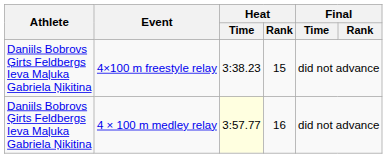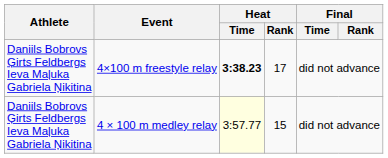(242, 68) normal -> (242, 68) bold
(279, 68) 15 -> (280, 68) 17
(279, 125) 16 -> (280, 125) 15
